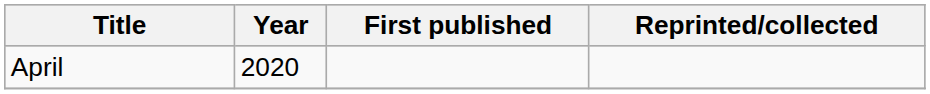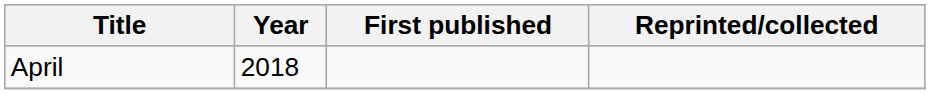(270, 66) 2020 -> (270, 66) 2018
